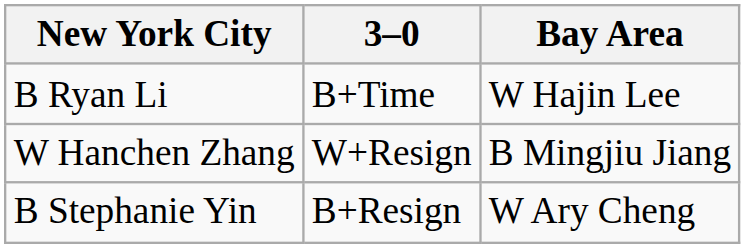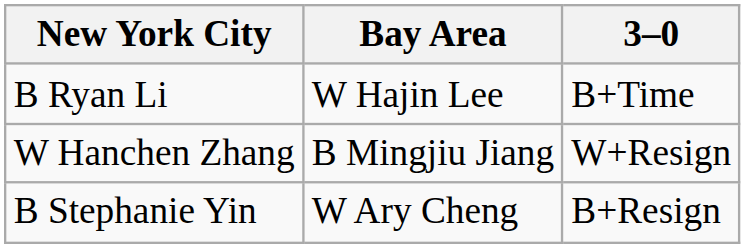columns swapped: (392, 34) <-> (610, 34)
